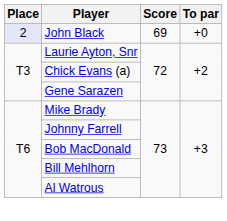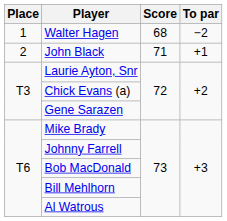+ row: (82, 33)
(23, 33) lavender background -> (23, 52) no background
(160, 33) 69 -> (160, 52) 71
(201, 33) +0 -> (201, 52) +1
